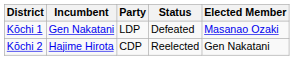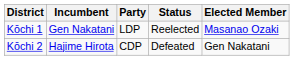(173, 30) Defeated -> (175, 30) Reelected
(175, 47) Reelected -> (173, 47) Defeated
